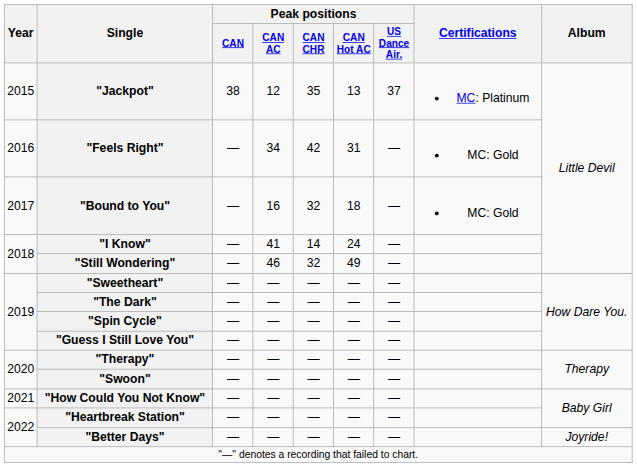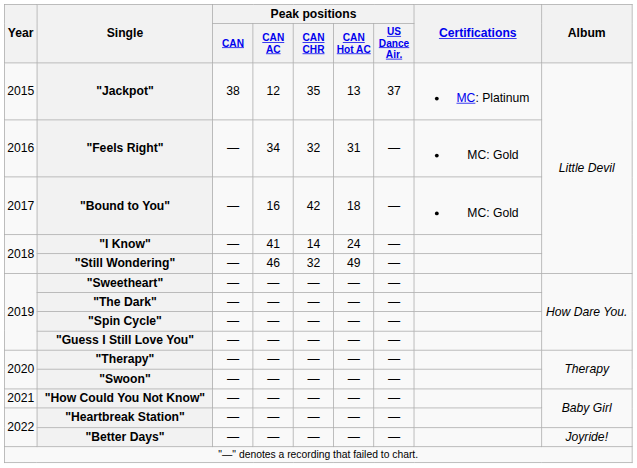(314, 148) 42 -> (314, 148) 32
(314, 205) 32 -> (314, 205) 42
